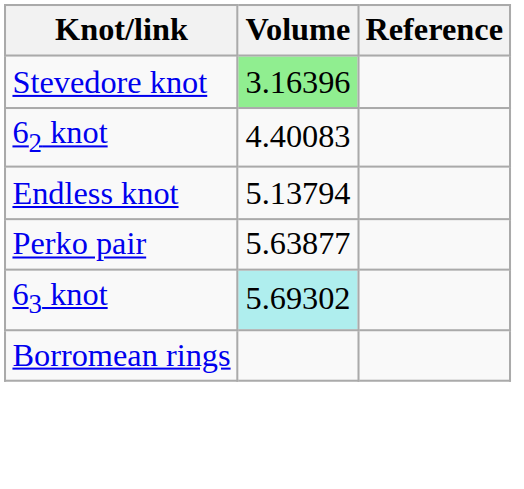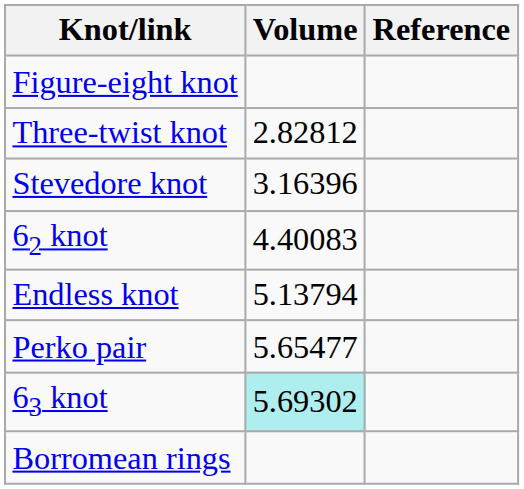+ row: (125, 81)
+ row: (120, 132)
(298, 81) lightgreen background -> (305, 183) no background
(298, 243) 5.63877 -> (305, 346) 5.65477
